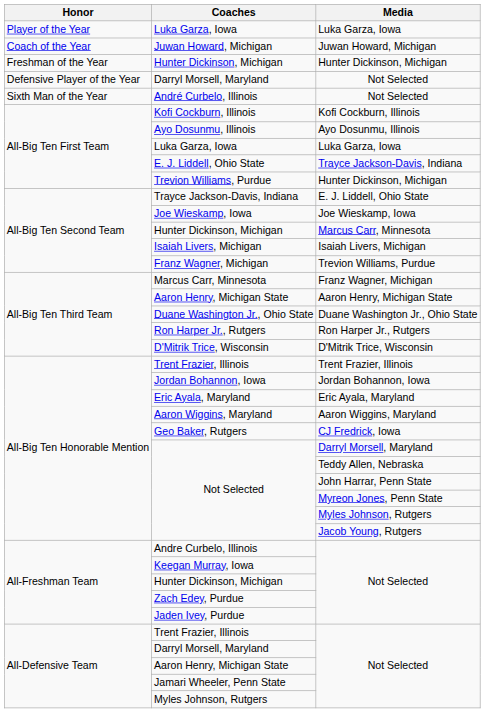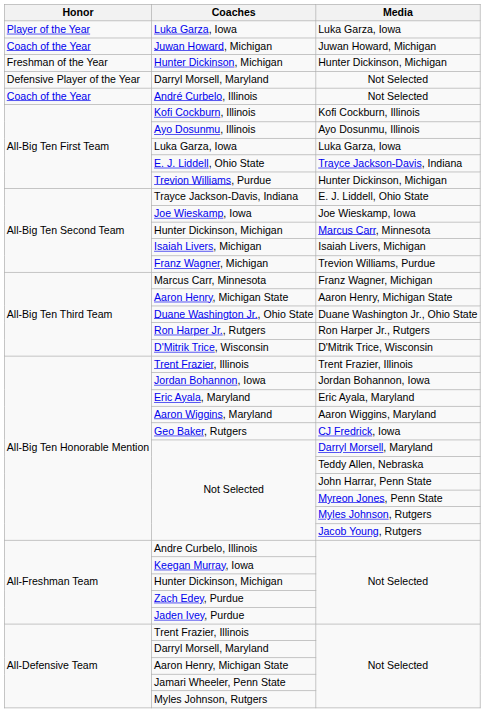(57, 96) Sixth Man of the Year -> (49, 96) Coach of the Year
